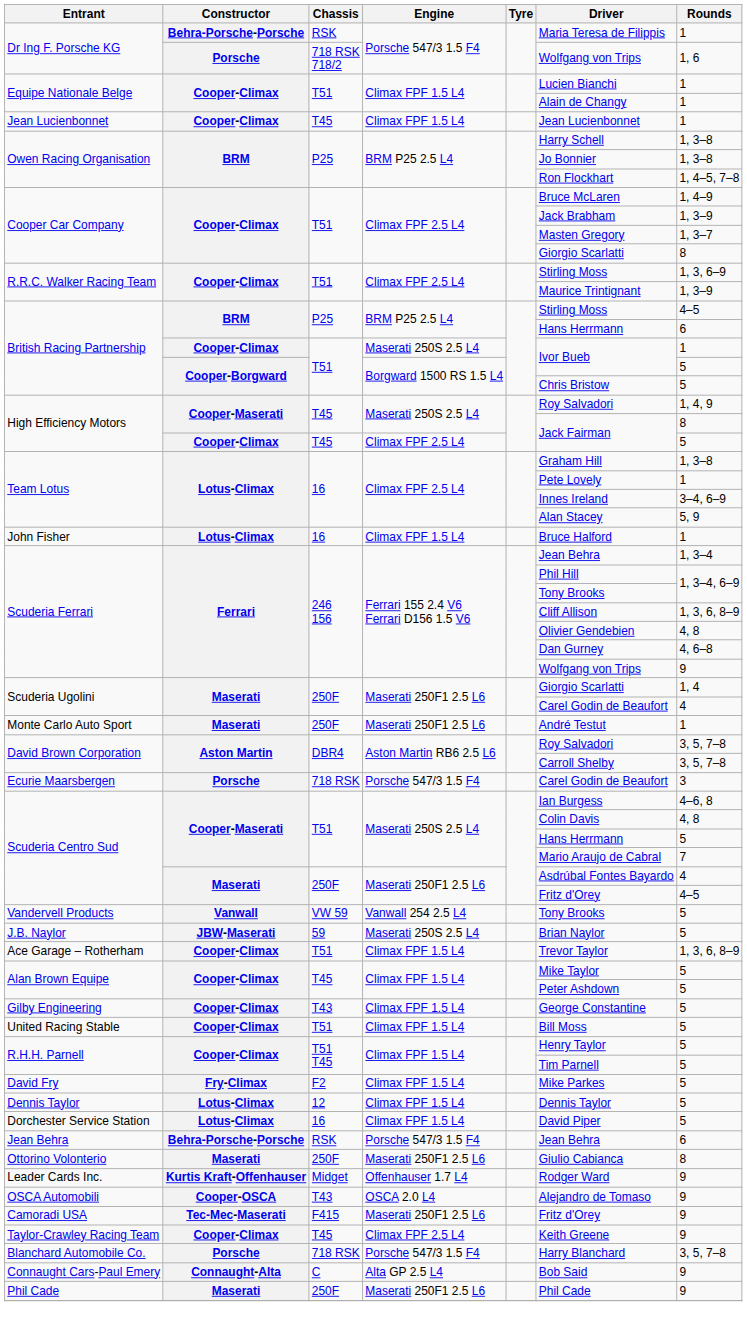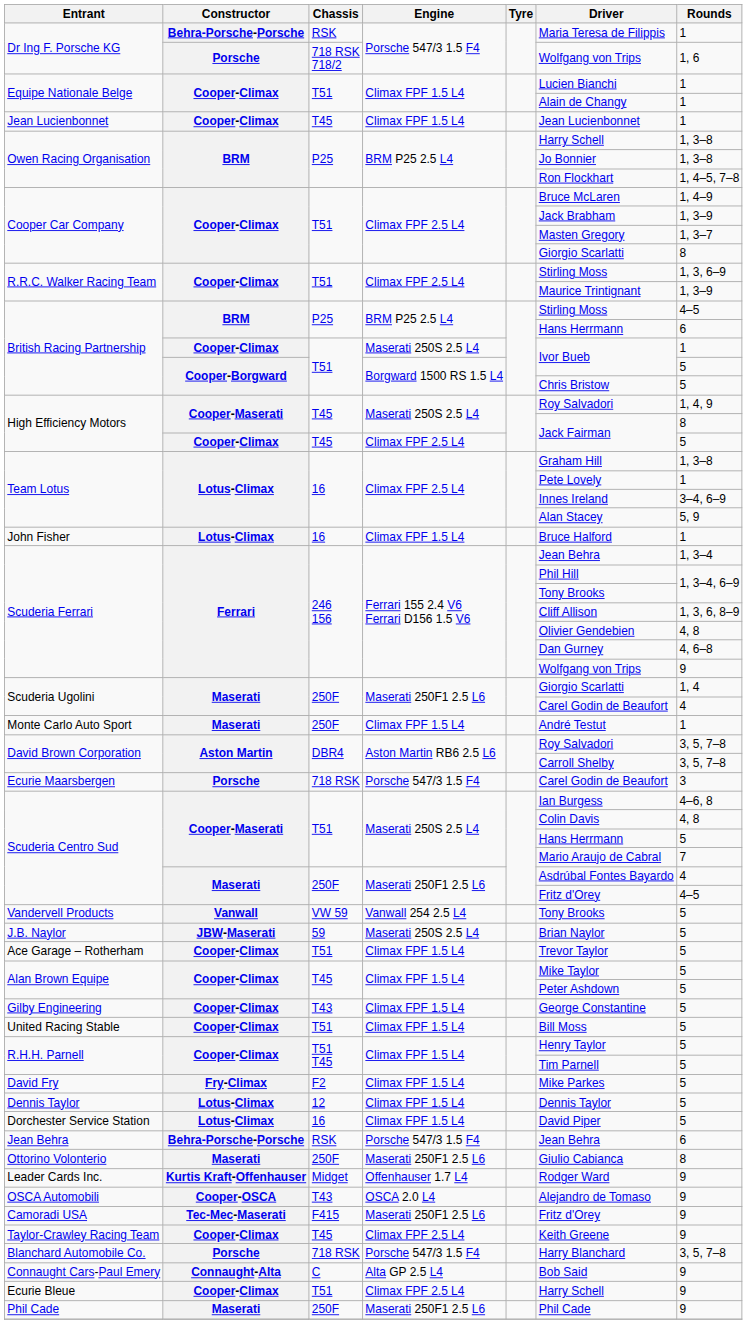(425, 725) Maserati 250F1 2.5 L6 -> (415, 725) Climax FPF 1.5 L4
(709, 951) 1, 3, 6, 8–9 -> (683, 951) 5
+ row: (41, 1291)
